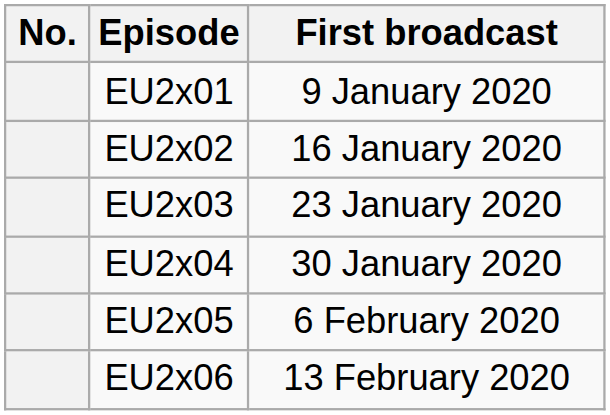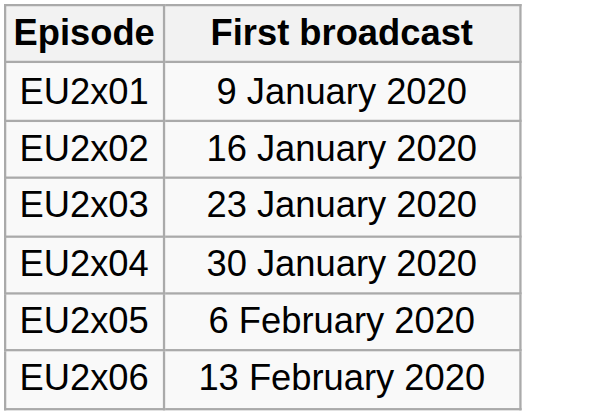- column: (48, 33)
